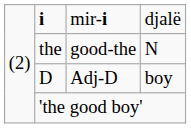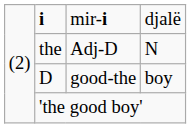(103, 48) good-the -> (94, 48) Adj-D
(94, 78) Adj-D -> (103, 78) good-the
